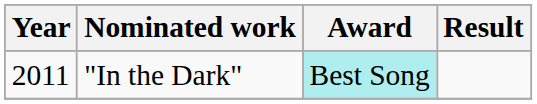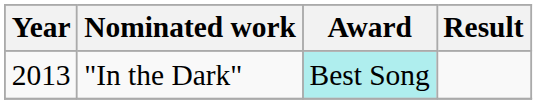(41, 74) 2011 -> (41, 74) 2013
